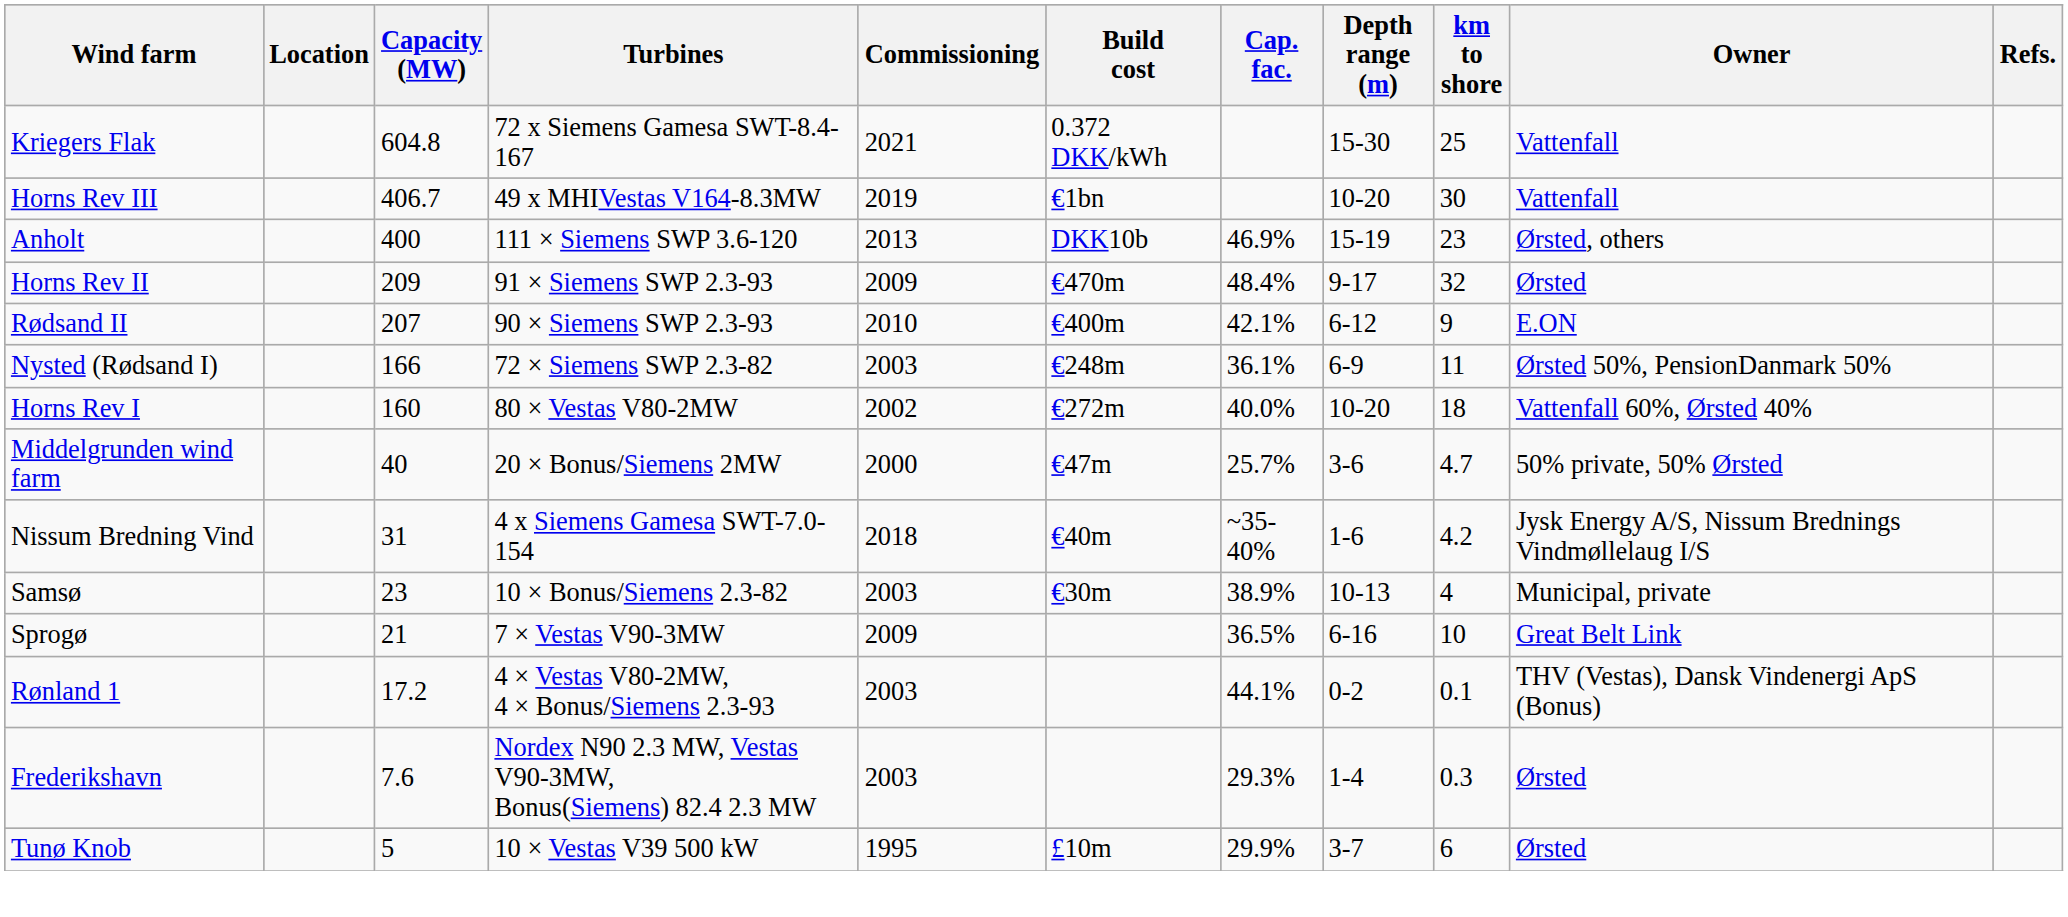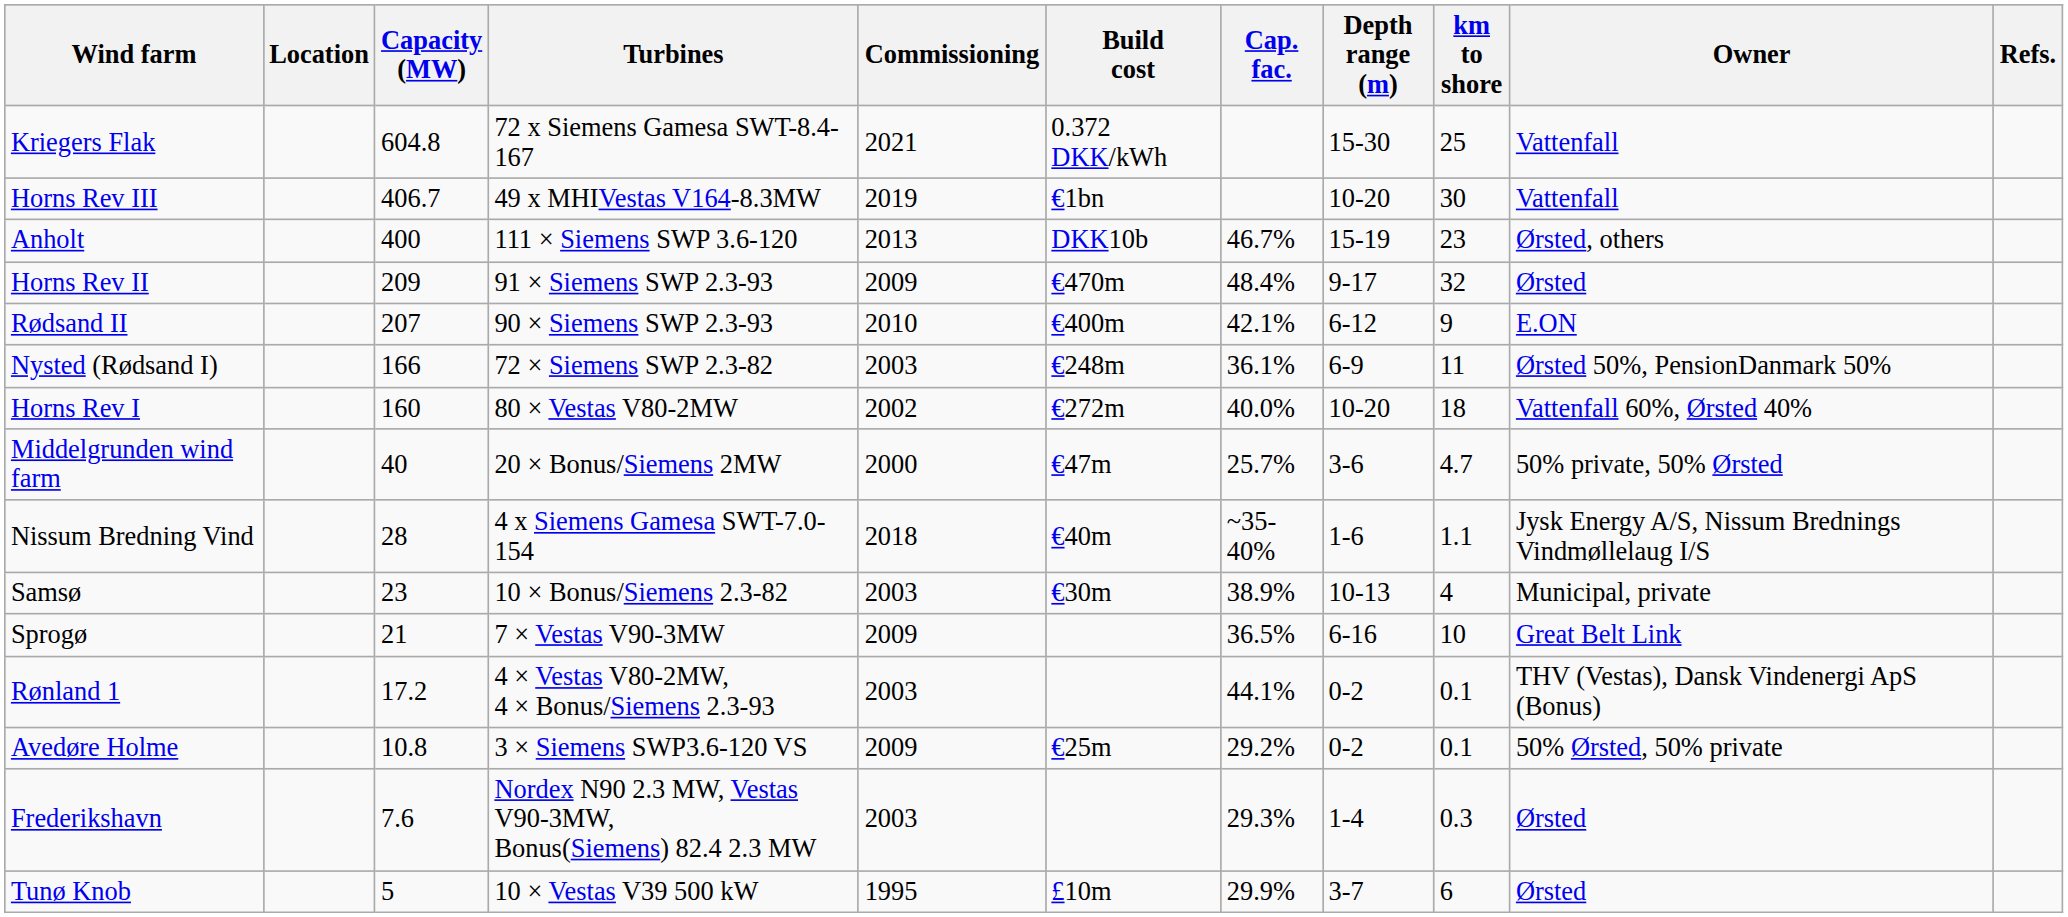(1261, 240) 46.9% -> (1261, 240) 46.7%
(394, 535) 31 -> (394, 535) 28
(1456, 535) 4.2 -> (1456, 535) 1.1
+ row: (95, 747)
